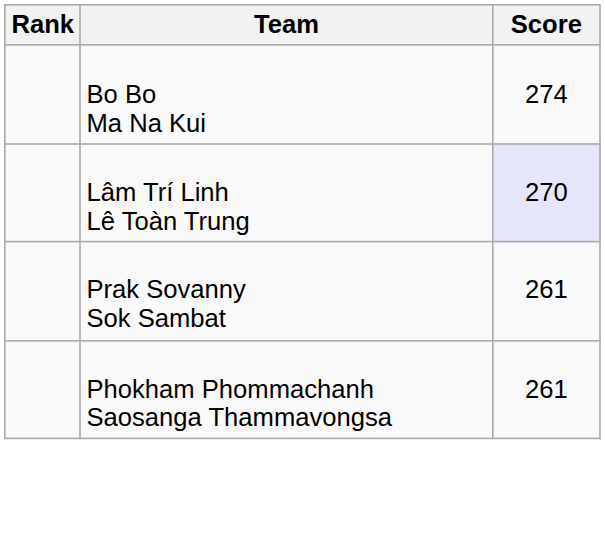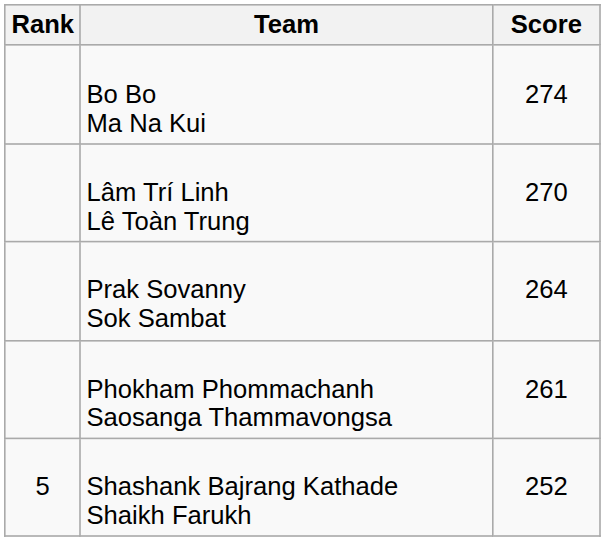(546, 192) lavender background -> (546, 192) no background
(546, 290) 261 -> (546, 290) 264
+ row: (242, 501)
